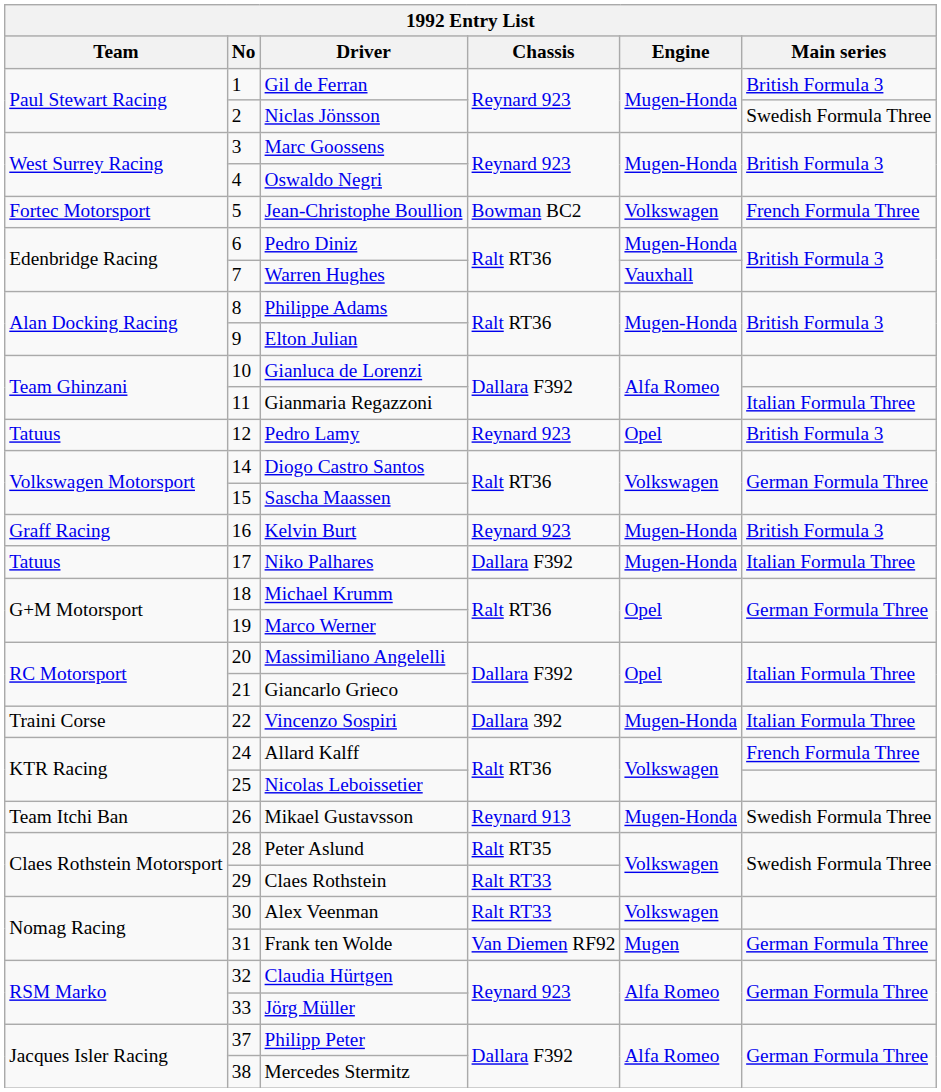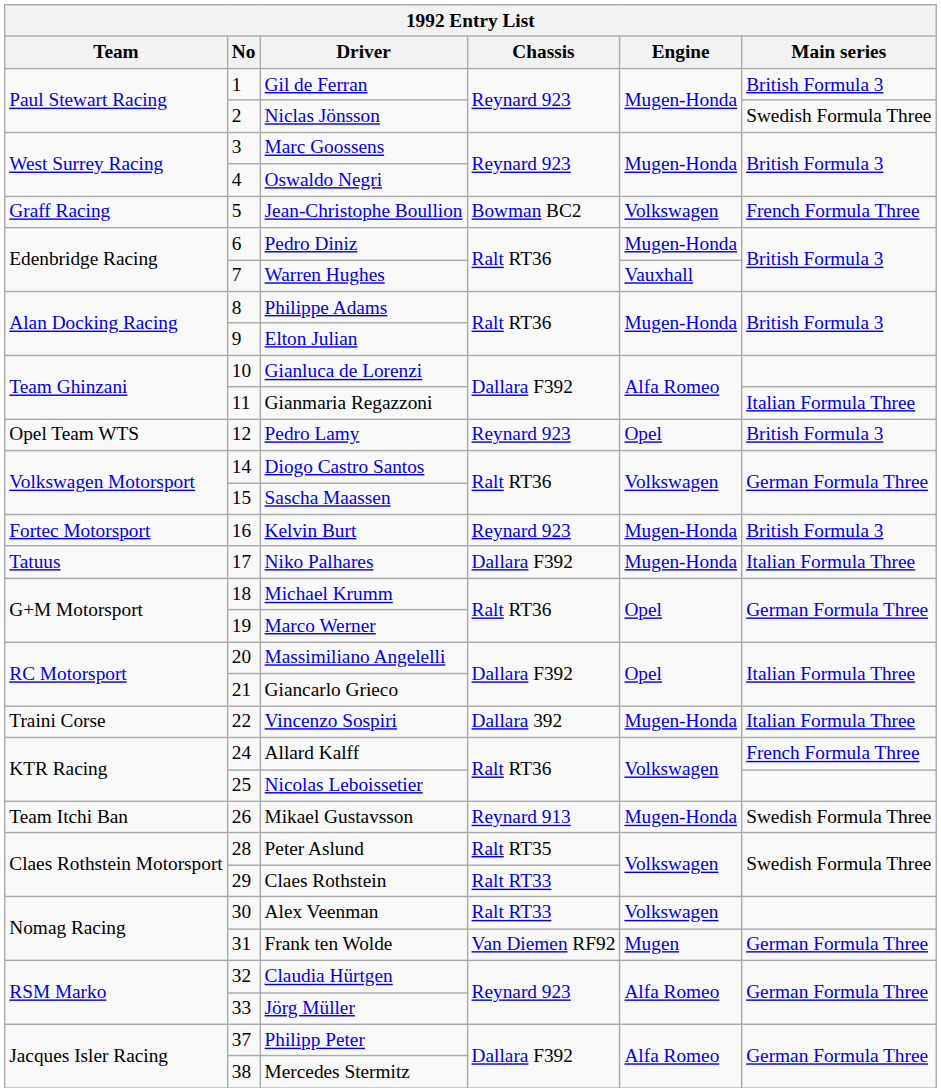(80, 211) Fortec Motorsport -> (60, 211) Graff Racing
(35, 434) Tatuus -> (74, 434) Opel Team WTS
(60, 529) Graff Racing -> (80, 529) Fortec Motorsport
